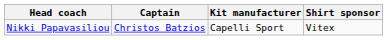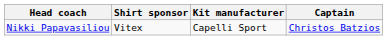columns swapped: (160, 12) <-> (343, 12)
